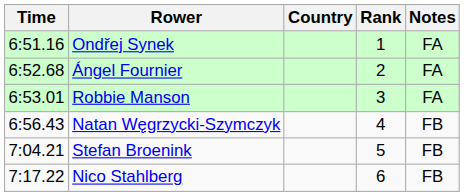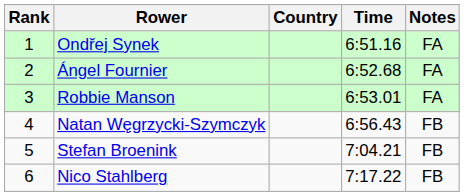columns swapped: (381, 17) <-> (36, 17)
